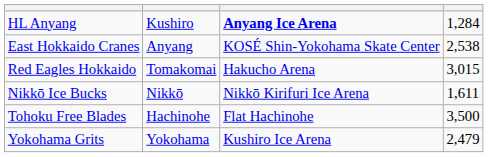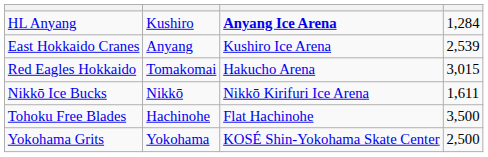(331, 46) KOSÉ Shin-Yokohama Skate Center -> (277, 46) Kushiro Ice Arena
(463, 46) 2,538 -> (463, 46) 2,539
(277, 139) Kushiro Ice Arena -> (331, 139) KOSÉ Shin-Yokohama Skate Center
(463, 139) 2,479 -> (463, 139) 2,500
